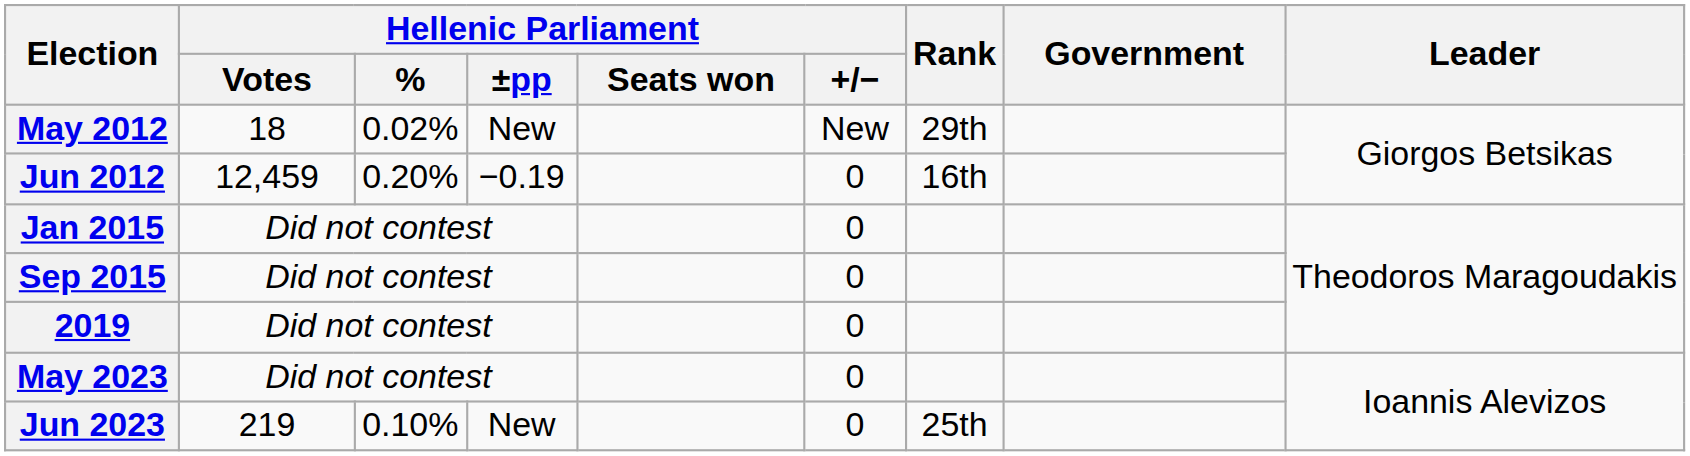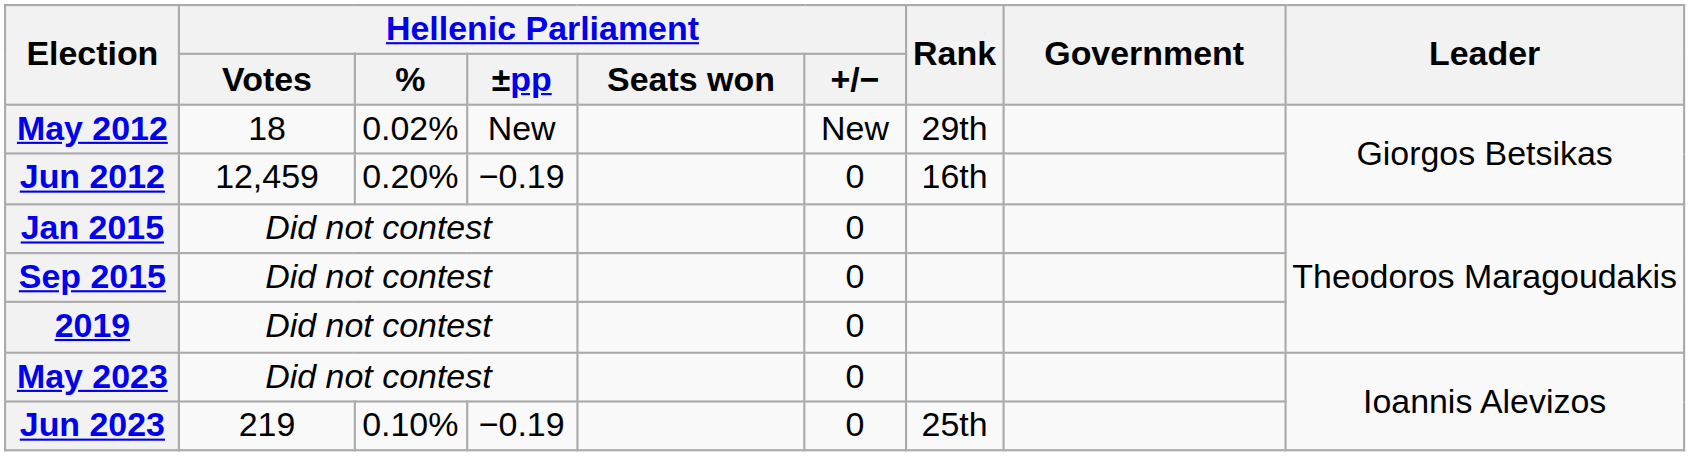(522, 425) New -> (522, 425) −0.19
